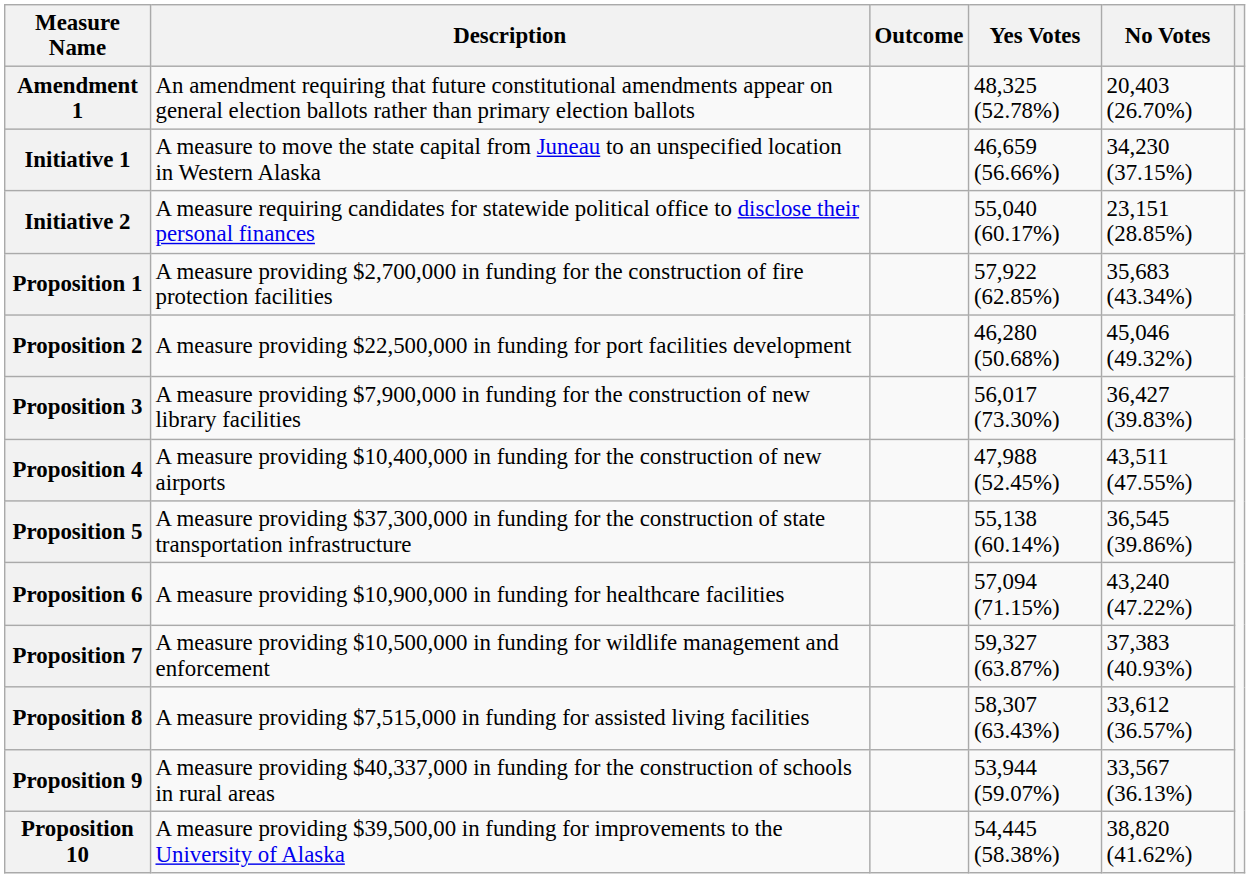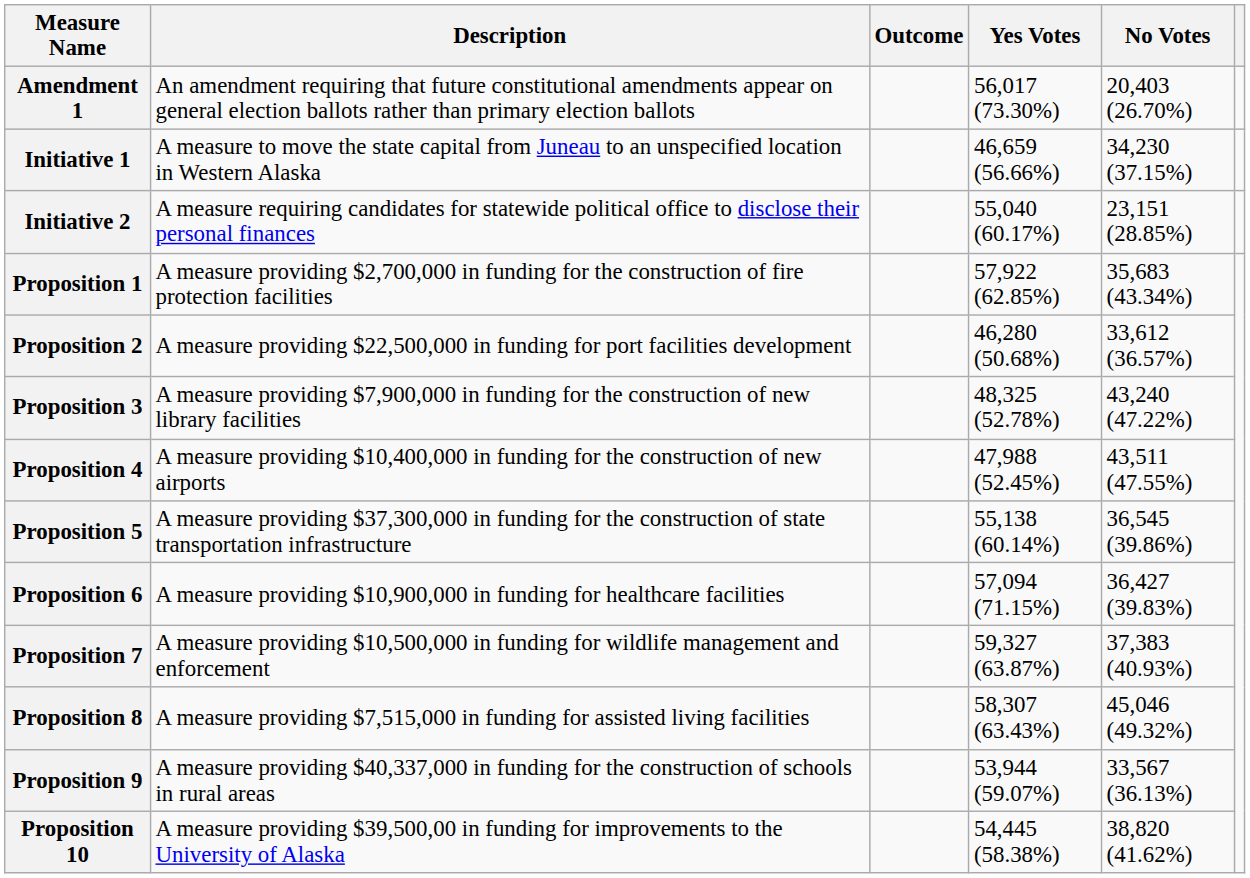(1017, 97) 48,325 (52.78%) -> (1017, 97) 56,017 (73.30%)
(1149, 345) 45,046 (49.32%) -> (1149, 345) 33,612 (36.57%)
(1017, 407) 56,017 (73.30%) -> (1017, 407) 48,325 (52.78%)
(1149, 407) 36,427 (39.83%) -> (1149, 407) 43,240 (47.22%)
(1149, 593) 43,240 (47.22%) -> (1149, 593) 36,427 (39.83%)
(1149, 717) 33,612 (36.57%) -> (1149, 717) 45,046 (49.32%)
